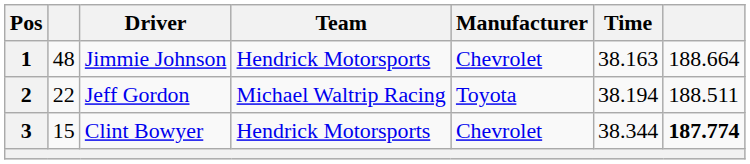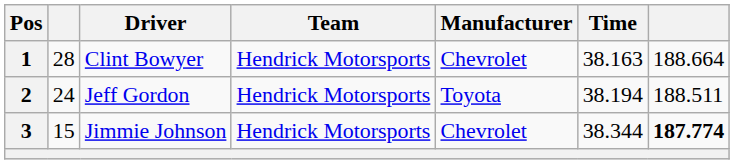(64, 58) 48 -> (64, 58) 28
(156, 58) Jimmie Johnson -> (144, 58) Clint Bowyer
(64, 94) 22 -> (64, 94) 24
(341, 94) Michael Waltrip Racing -> (333, 94) Hendrick Motorsports
(144, 131) Clint Bowyer -> (156, 131) Jimmie Johnson
